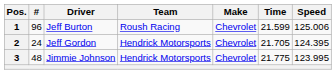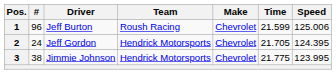(37, 58) 48 -> (37, 58) 38
